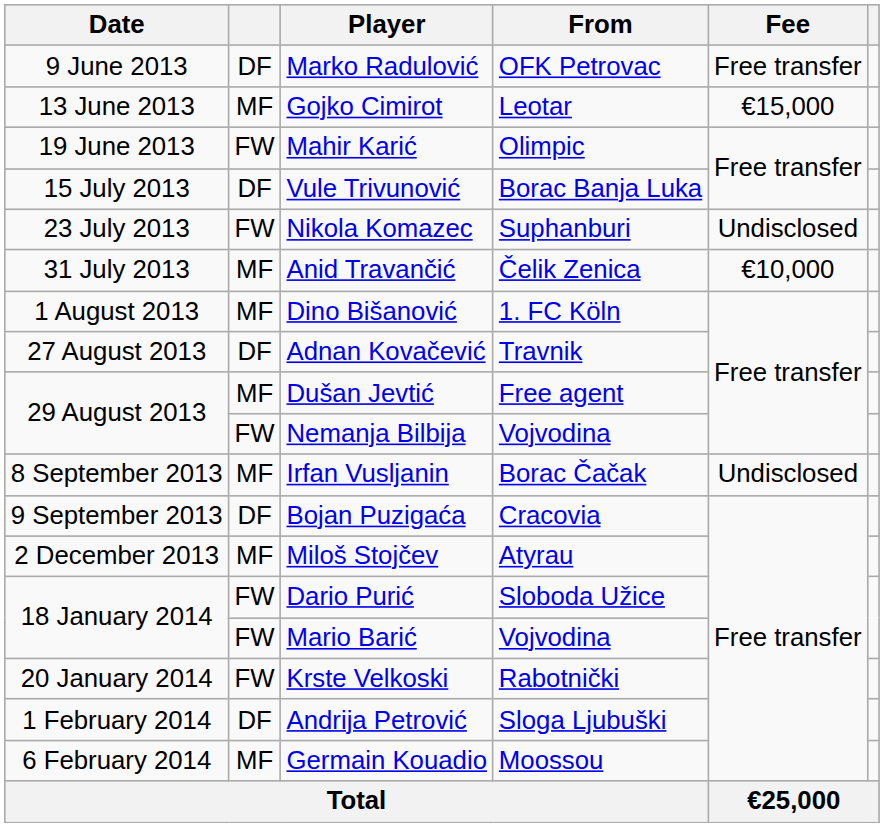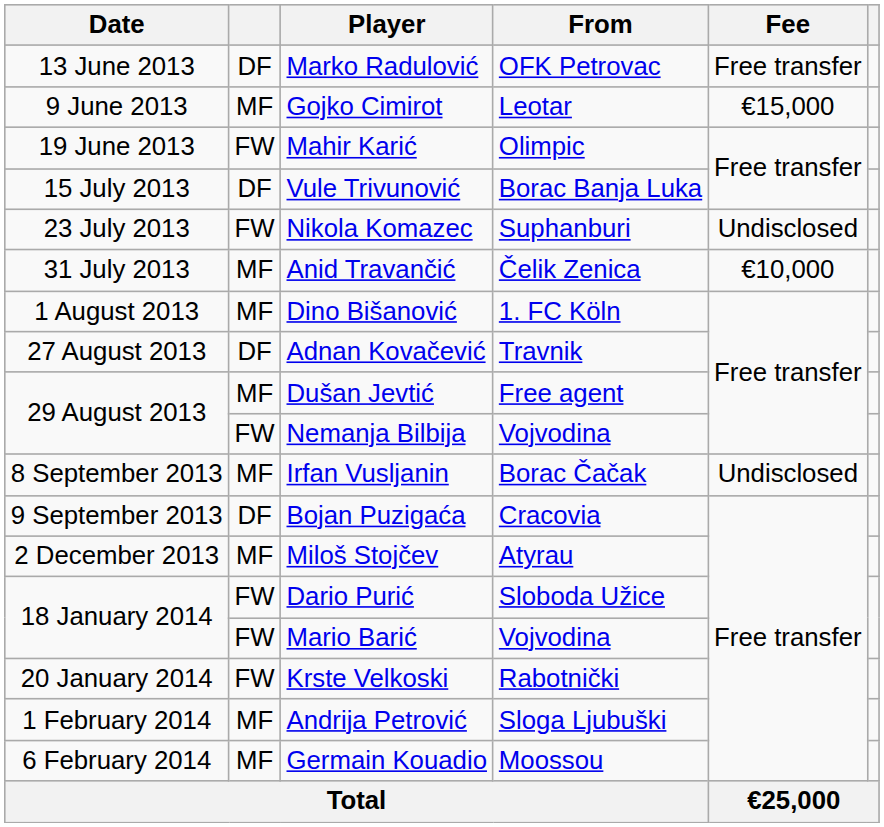(117, 65) 9 June 2013 -> (117, 65) 13 June 2013
(117, 106) 13 June 2013 -> (117, 106) 9 June 2013
(255, 719) DF -> (255, 719) MF
